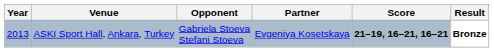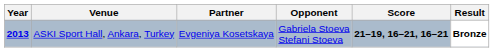columns swapped: (302, 13) <-> (214, 13)
(18, 34) normal -> (18, 34) bold
